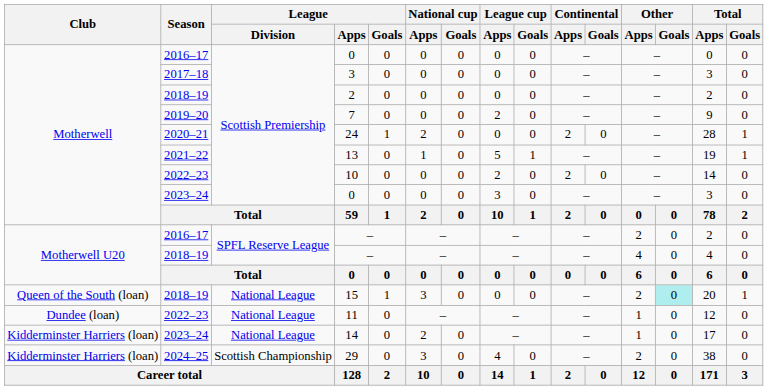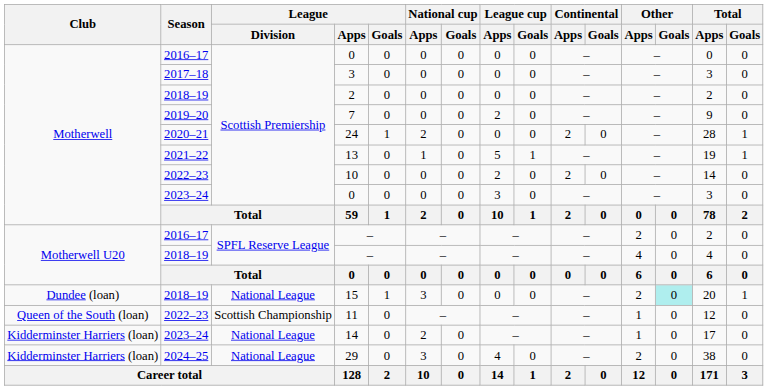(83, 295) Queen of the South (loan) -> (83, 295) Dundee (loan)
(83, 315) Dundee (loan) -> (83, 315) Queen of the South (loan)
(273, 315) National League -> (273, 315) Scottish Championship
(273, 355) Scottish Championship -> (273, 355) National League
